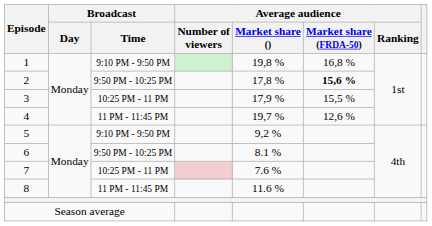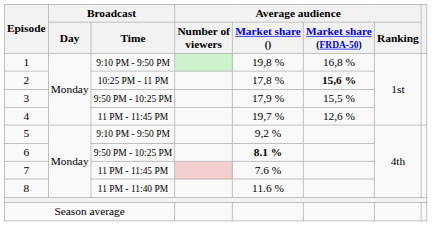(133, 81) 9:50 PM - 10:25 PM -> (133, 81) 10:25 PM - 11 PM
(133, 99) 10:25 PM - 11 PM -> (133, 99) 9:50 PM - 10:25 PM
(268, 152) normal -> (268, 152) bold
(133, 171) 10:25 PM - 11 PM -> (133, 171) 11 PM - 11:45 PM
(133, 189) 11 PM - 11:45 PM -> (133, 189) 11 PM - 11:40 PM
